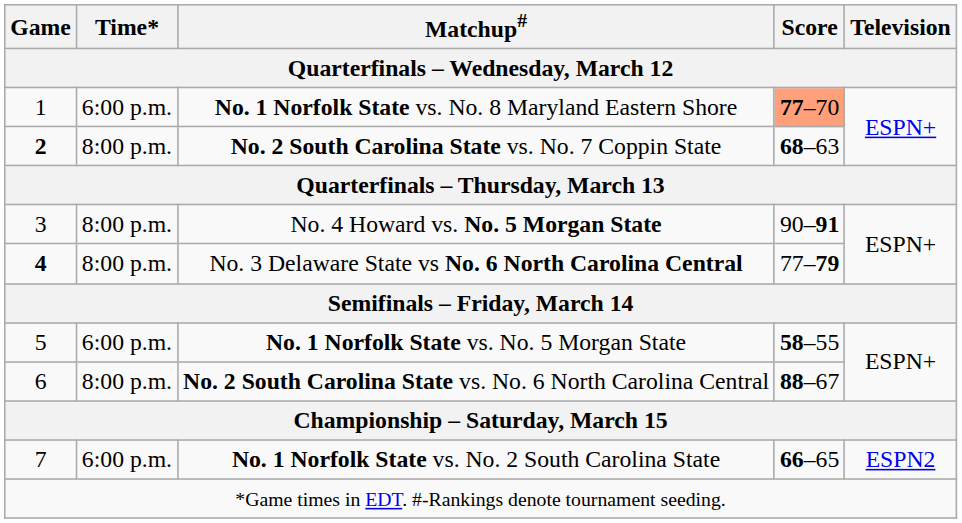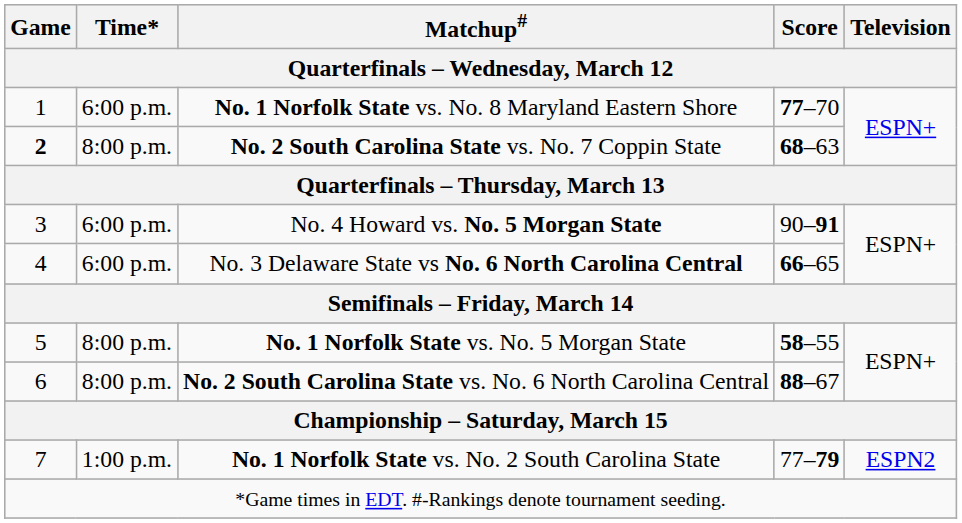(810, 107) lightsalmon background -> (810, 107) no background
(127, 224) 8:00 p.m. -> (127, 224) 6:00 p.m.
(41, 263) bold -> (41, 263) normal
(127, 263) 8:00 p.m. -> (127, 263) 6:00 p.m.
(810, 263) 77–79 -> (810, 263) 66–65
(127, 341) 6:00 p.m. -> (127, 341) 8:00 p.m.
(127, 459) 6:00 p.m. -> (127, 459) 1:00 p.m.
(810, 459) 66–65 -> (810, 459) 77–79
